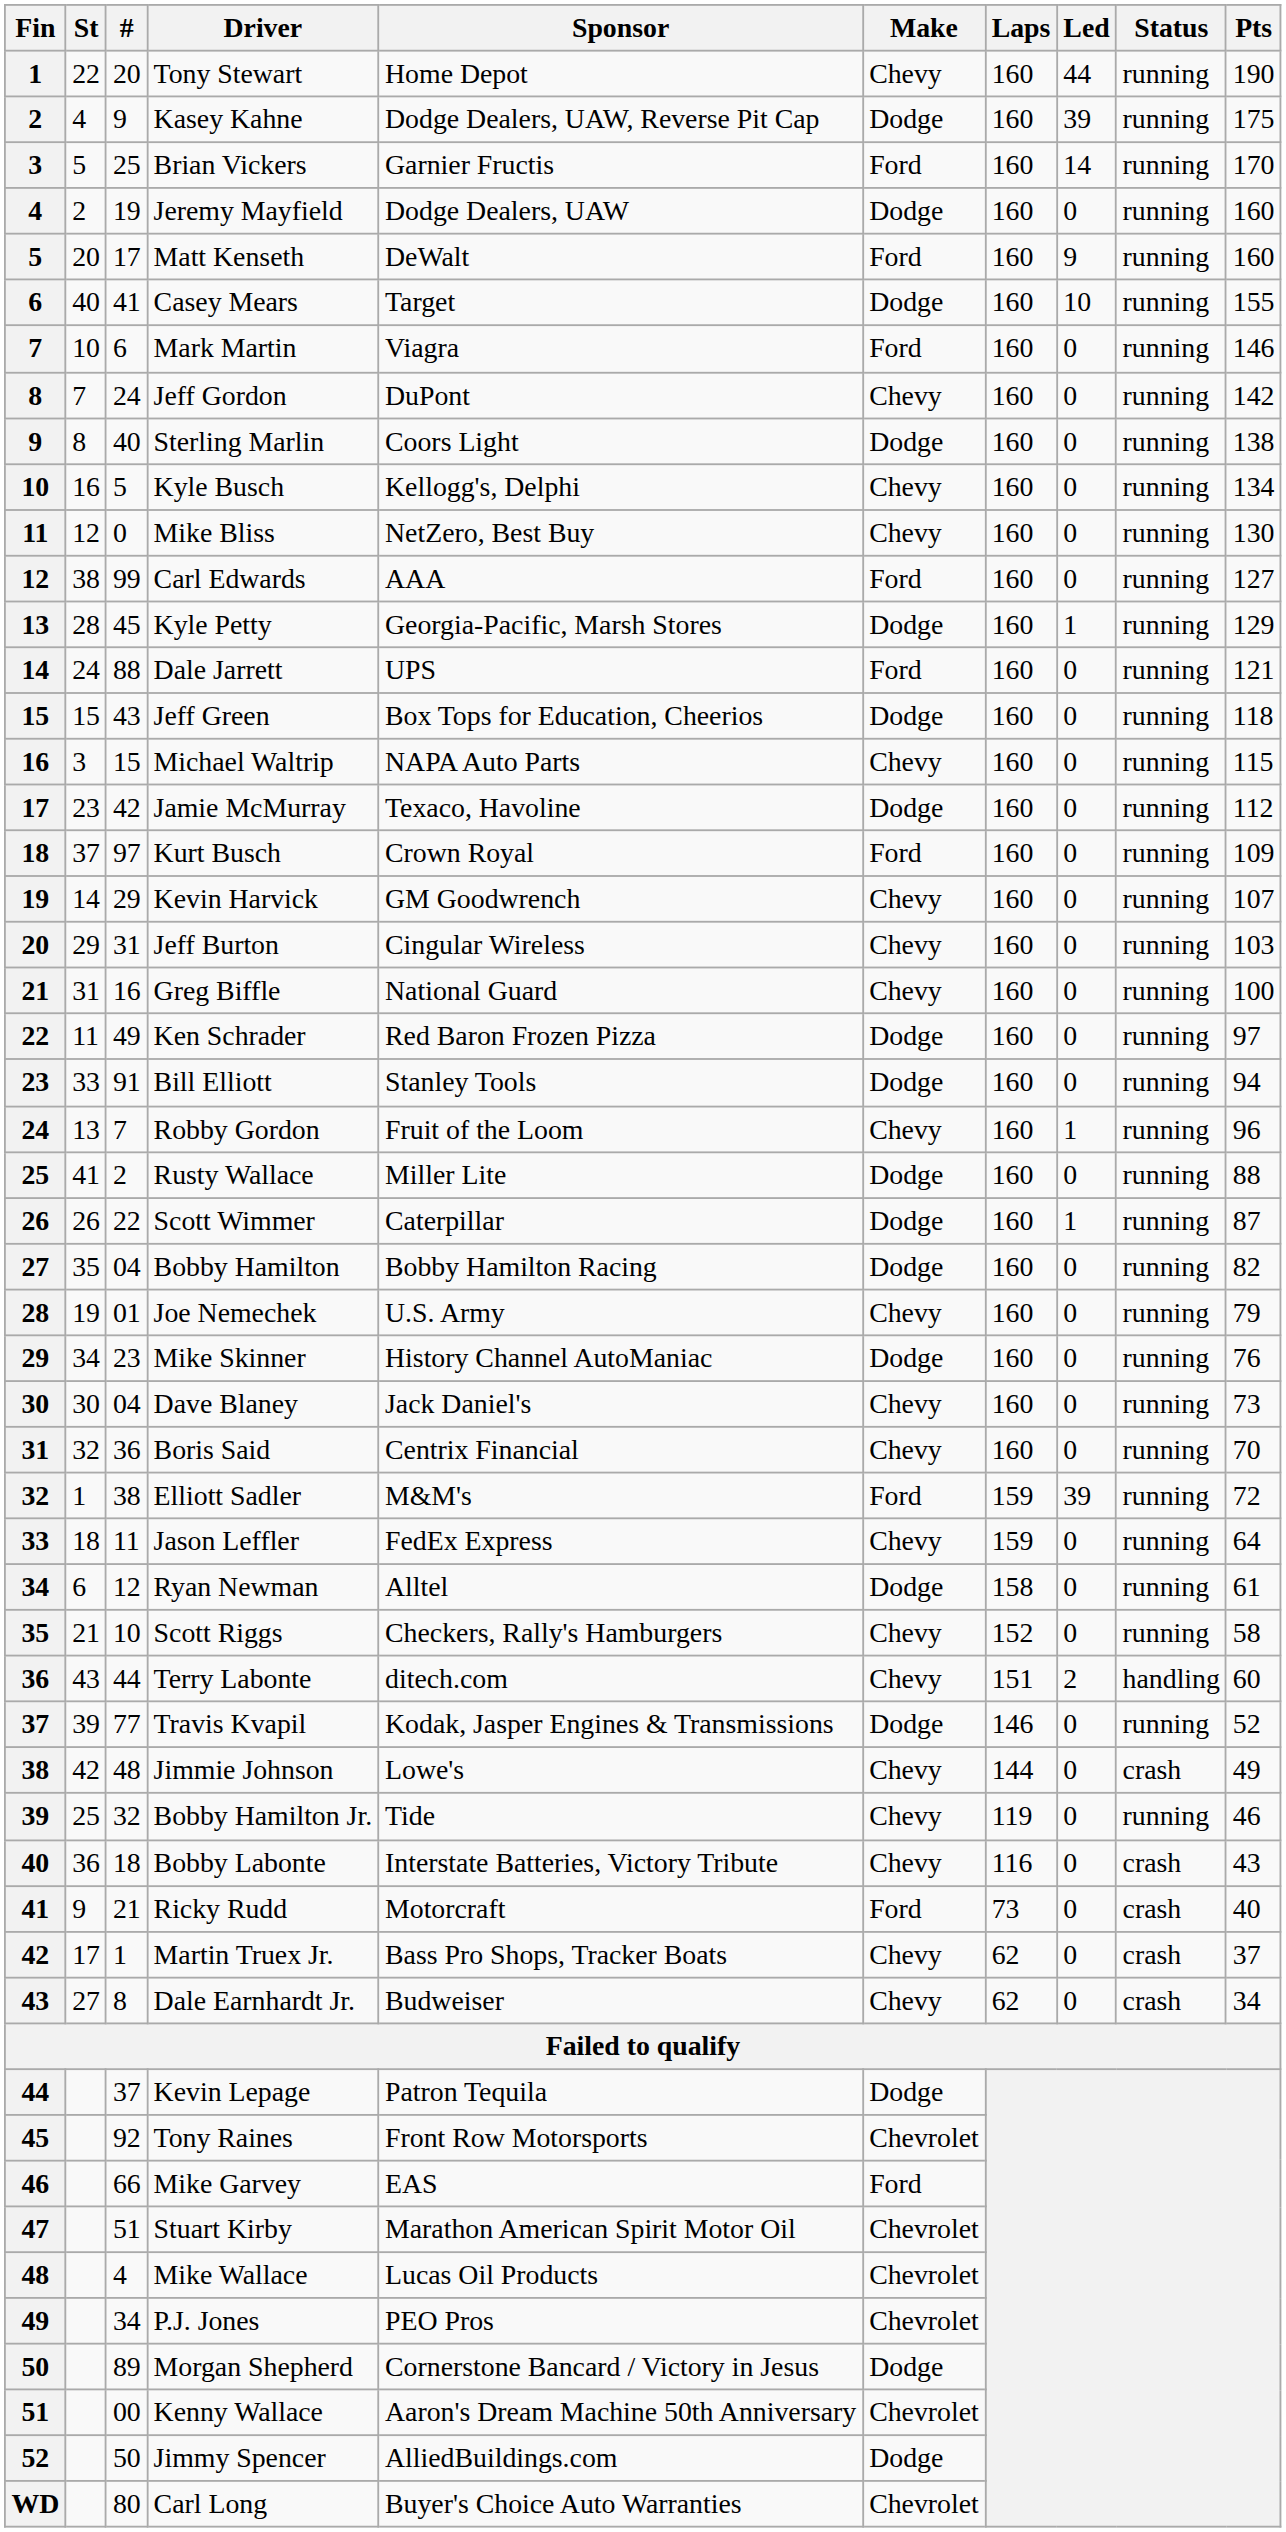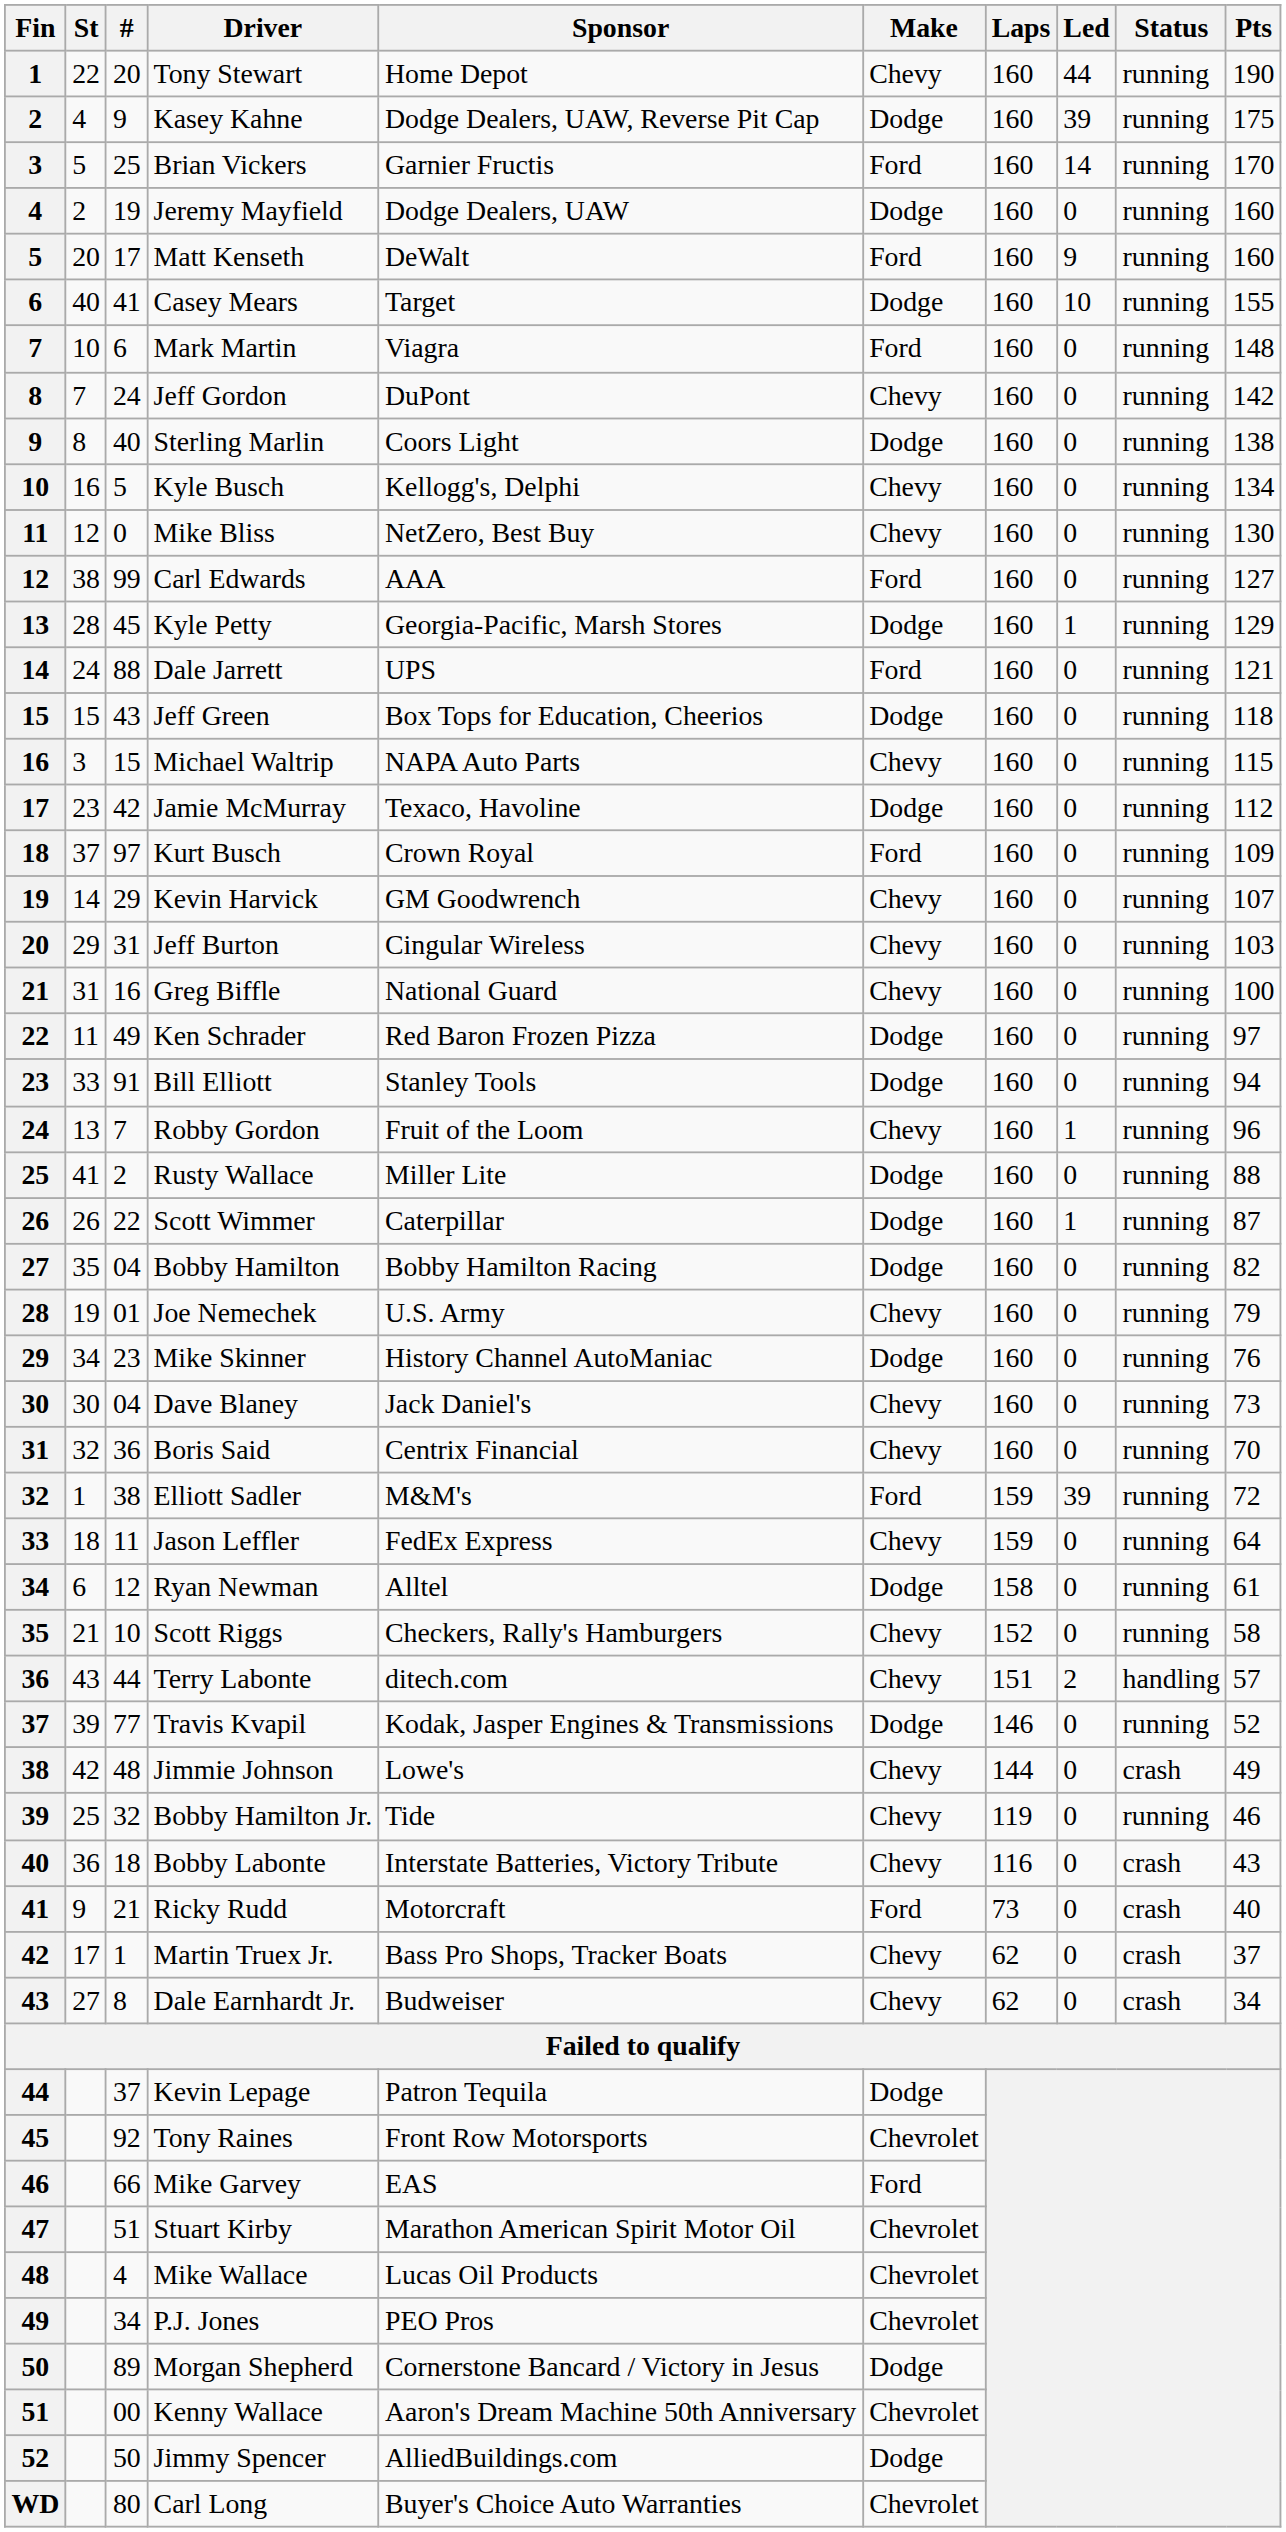(1254, 348) 146 -> (1254, 348) 148
(1247, 1678) 60 -> (1247, 1678) 57
